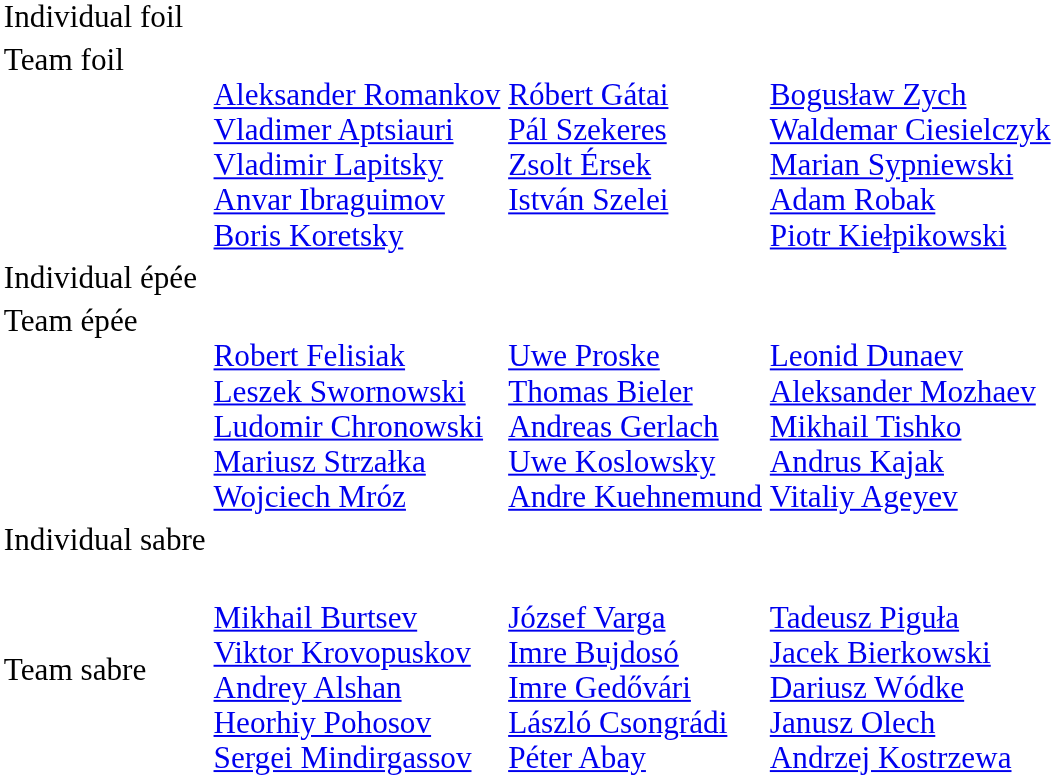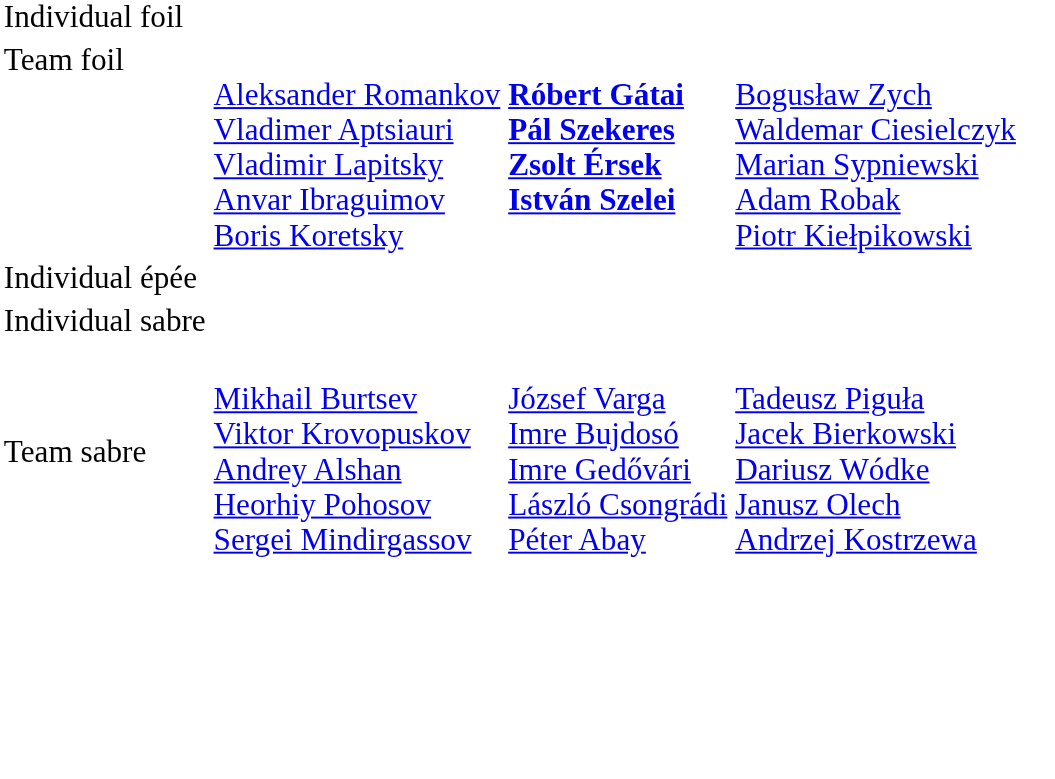(588, 147) normal -> (596, 147) bold
- row: (71, 321)
